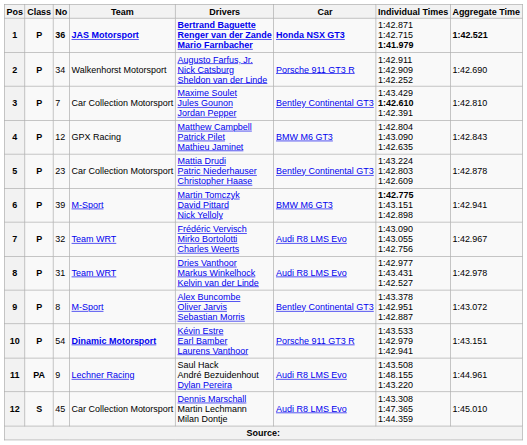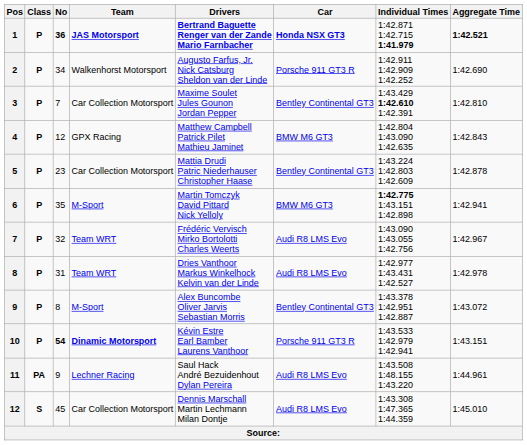(60, 205) 39 -> (60, 205) 35
(60, 341) normal -> (60, 341) bold
